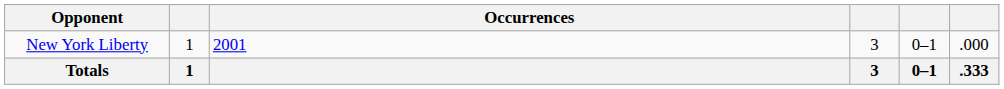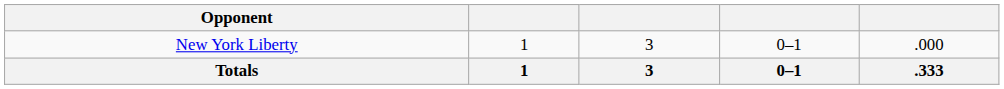- column: (529, 17)
